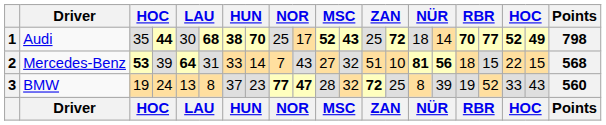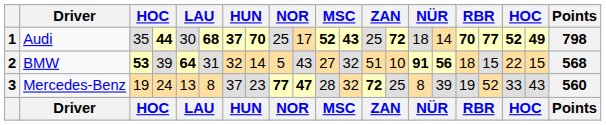(234, 39) 38 -> (234, 39) 37
(75, 62) Mercedes-Benz -> (41, 62) BMW
(234, 62) 33 -> (234, 62) 32
(281, 62) 7 -> (281, 62) 5
(421, 62) 81 -> (421, 62) 91
(41, 85) BMW -> (75, 85) Mercedes-Benz
